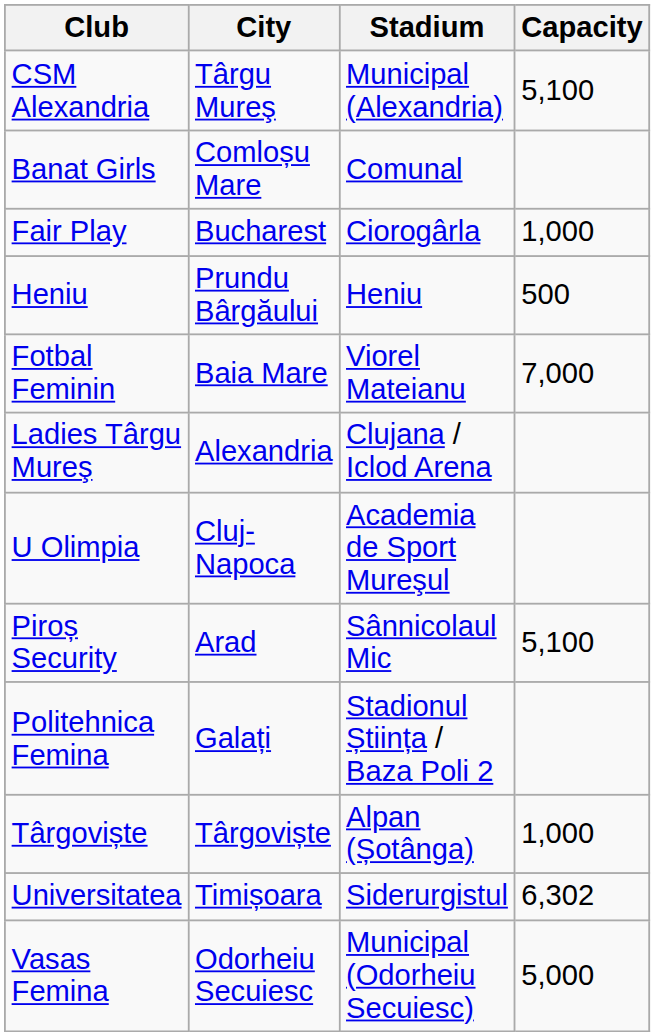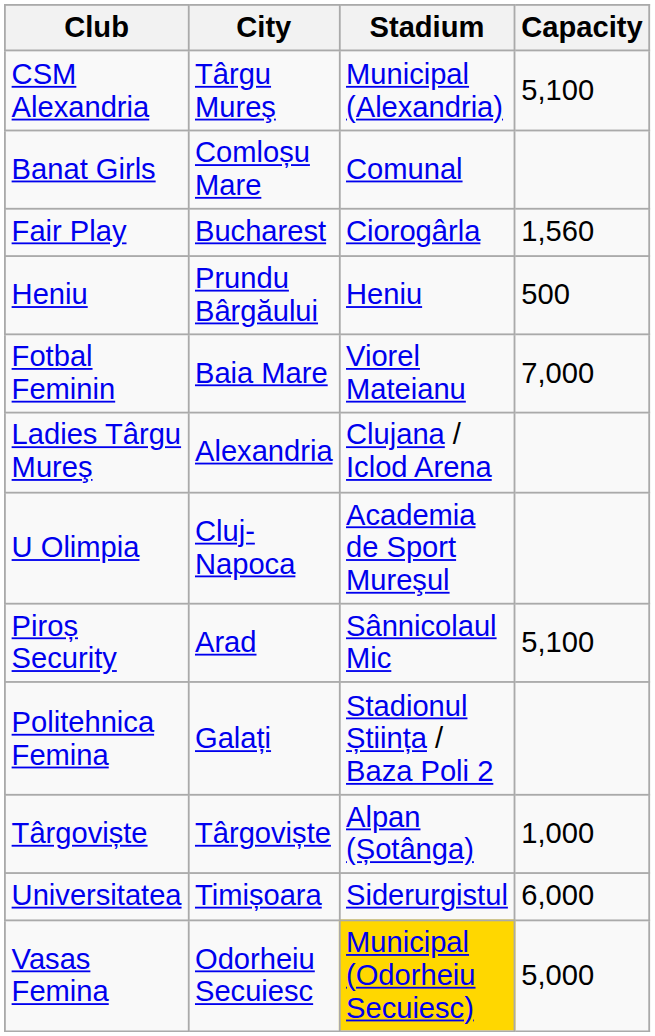(558, 231) 1,000 -> (558, 231) 1,560
(558, 895) 6,302 -> (558, 895) 6,000
(411, 974) no background -> (411, 974) gold background
